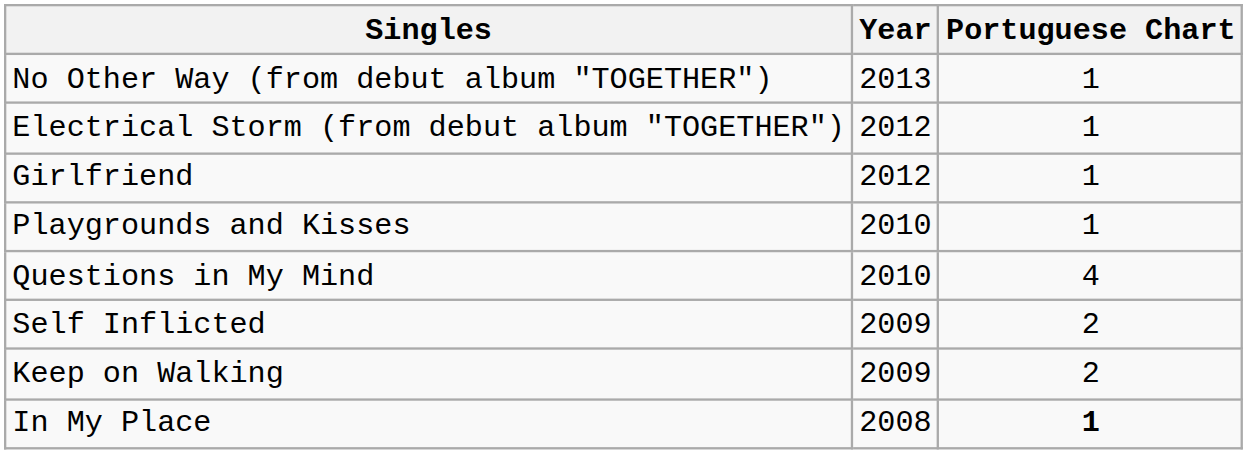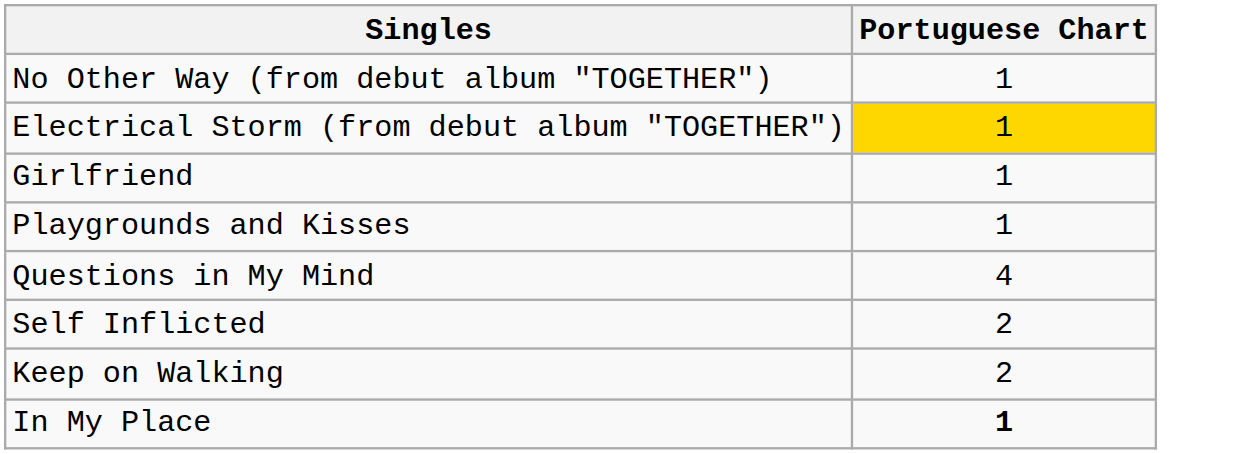- column: (895, 30)
(1091, 128) no background -> (1004, 128) gold background
